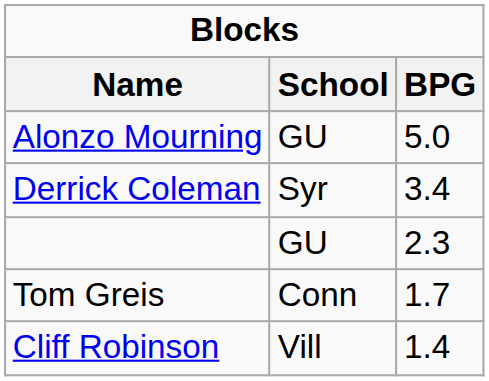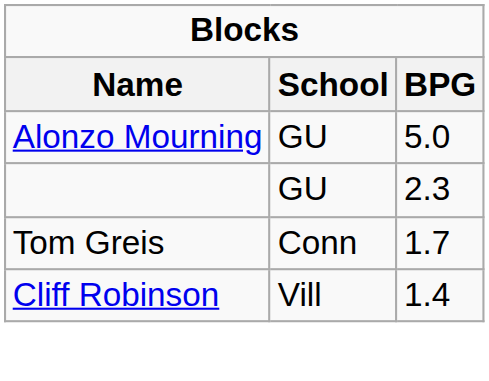- row: (137, 189)
